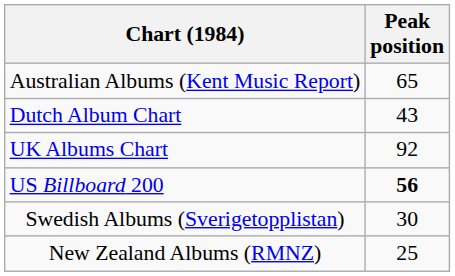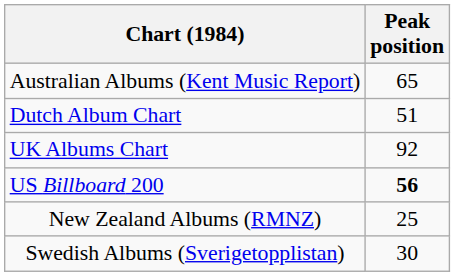(407, 115) 43 -> (407, 115) 51
rows swapped: (185, 218) <-> (185, 253)
